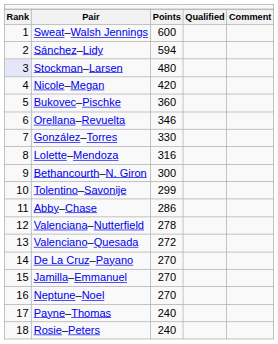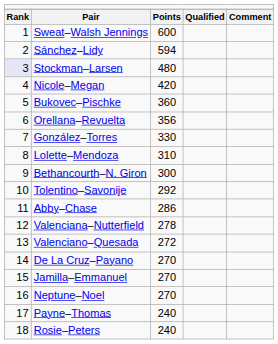(167, 120) 346 -> (167, 120) 356
(167, 155) 316 -> (167, 155) 310
(167, 190) 299 -> (167, 190) 292
